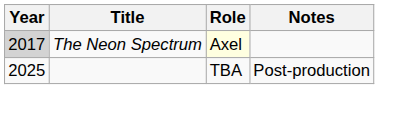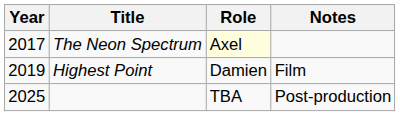(27, 44) lightgrey background -> (27, 44) no background
+ row: (103, 70)
